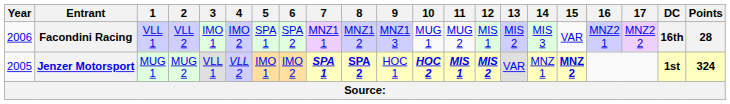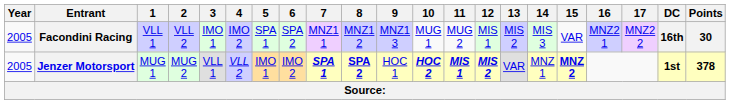(19, 37) 2006 -> (19, 37) 2005
(706, 37) 28 -> (706, 37) 30
(706, 66) 324 -> (706, 66) 378
